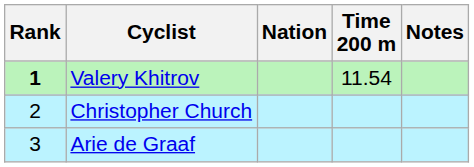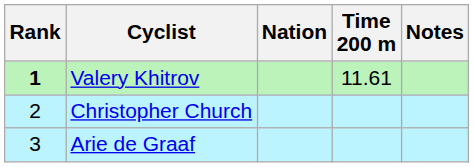(366, 77) 11.54 -> (366, 77) 11.61
